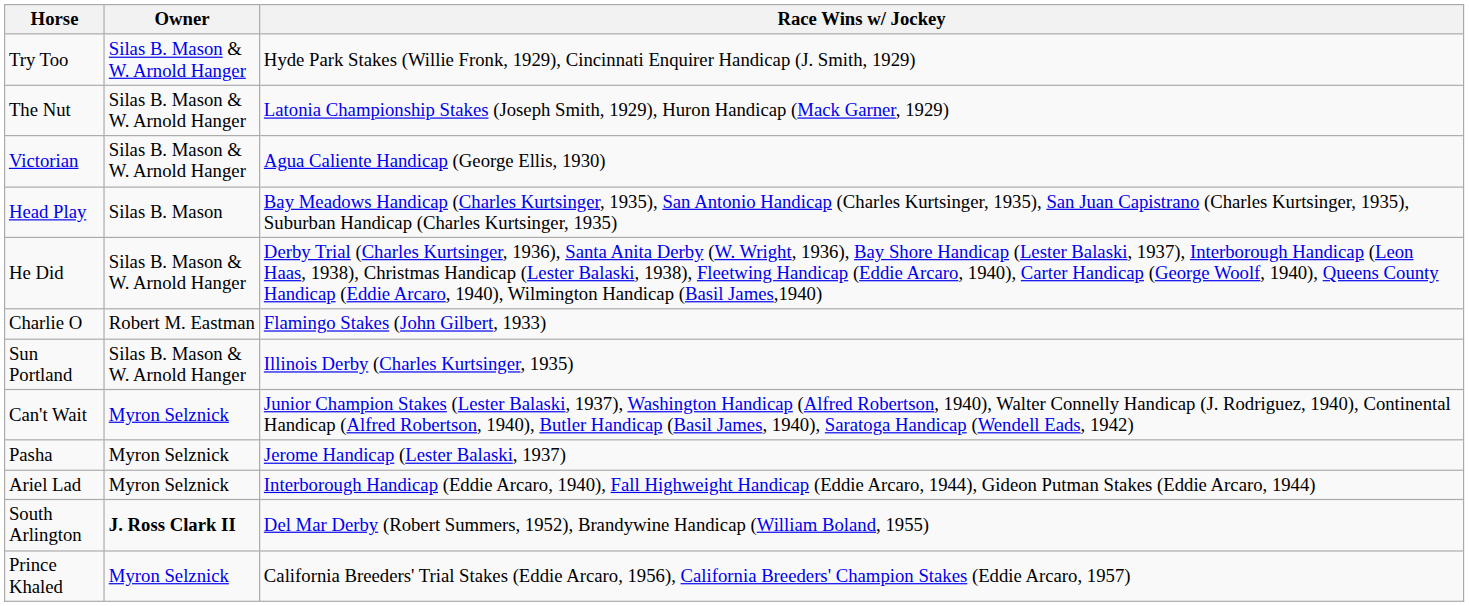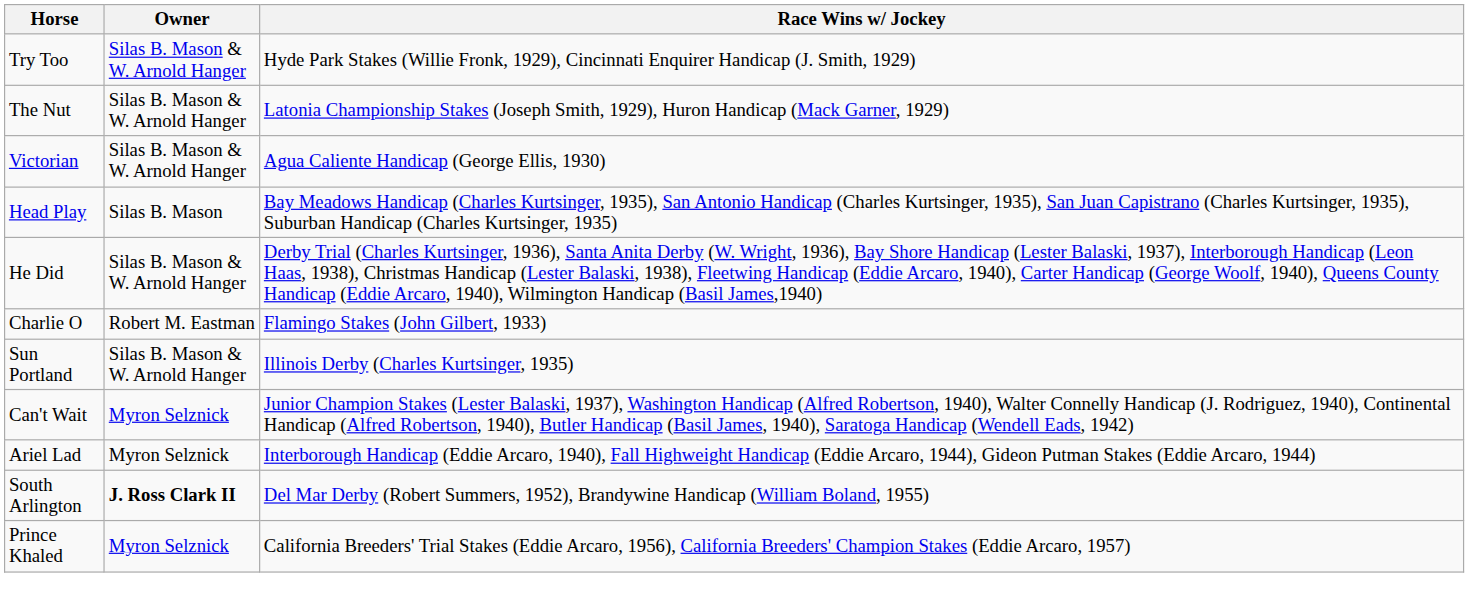- row: (31, 455)
